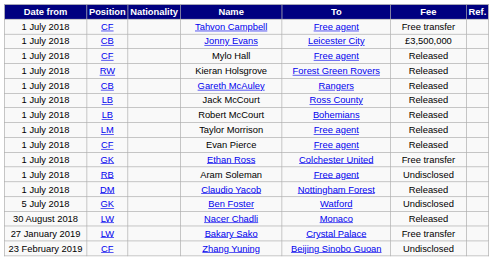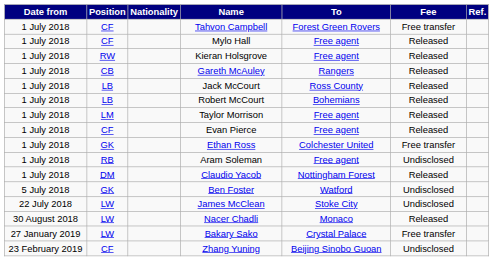(336, 27) Free agent -> (336, 27) Forest Green Rovers
- row: (231, 42)
(336, 71) Forest Green Rovers -> (336, 56) Free agent
+ row: (231, 204)
